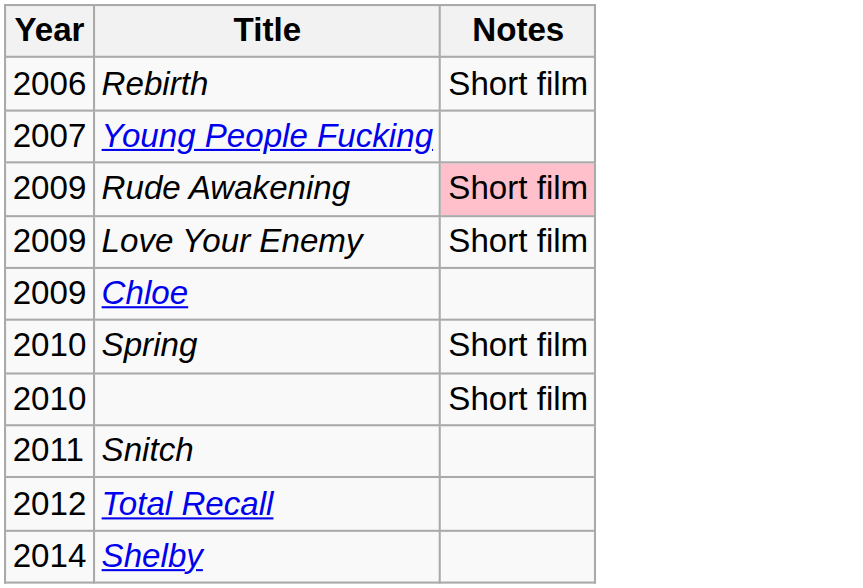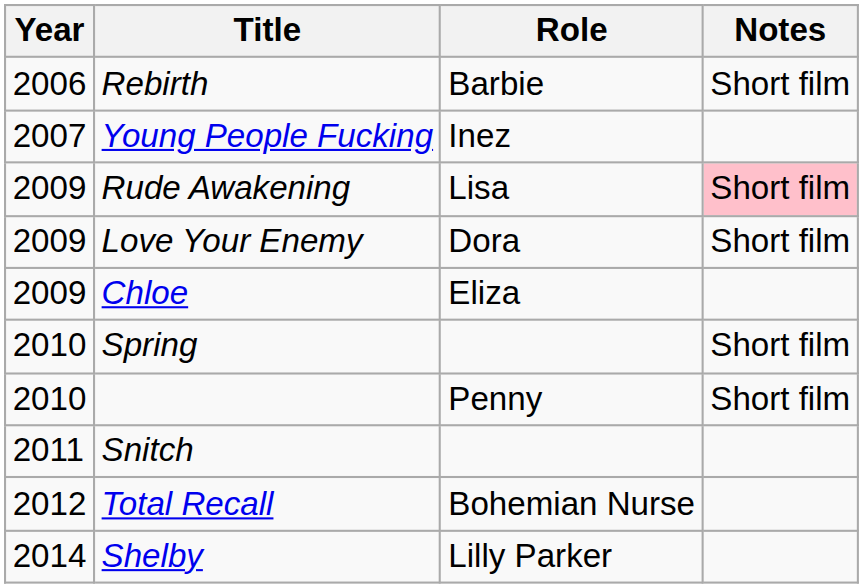+ column: (572, 30)
